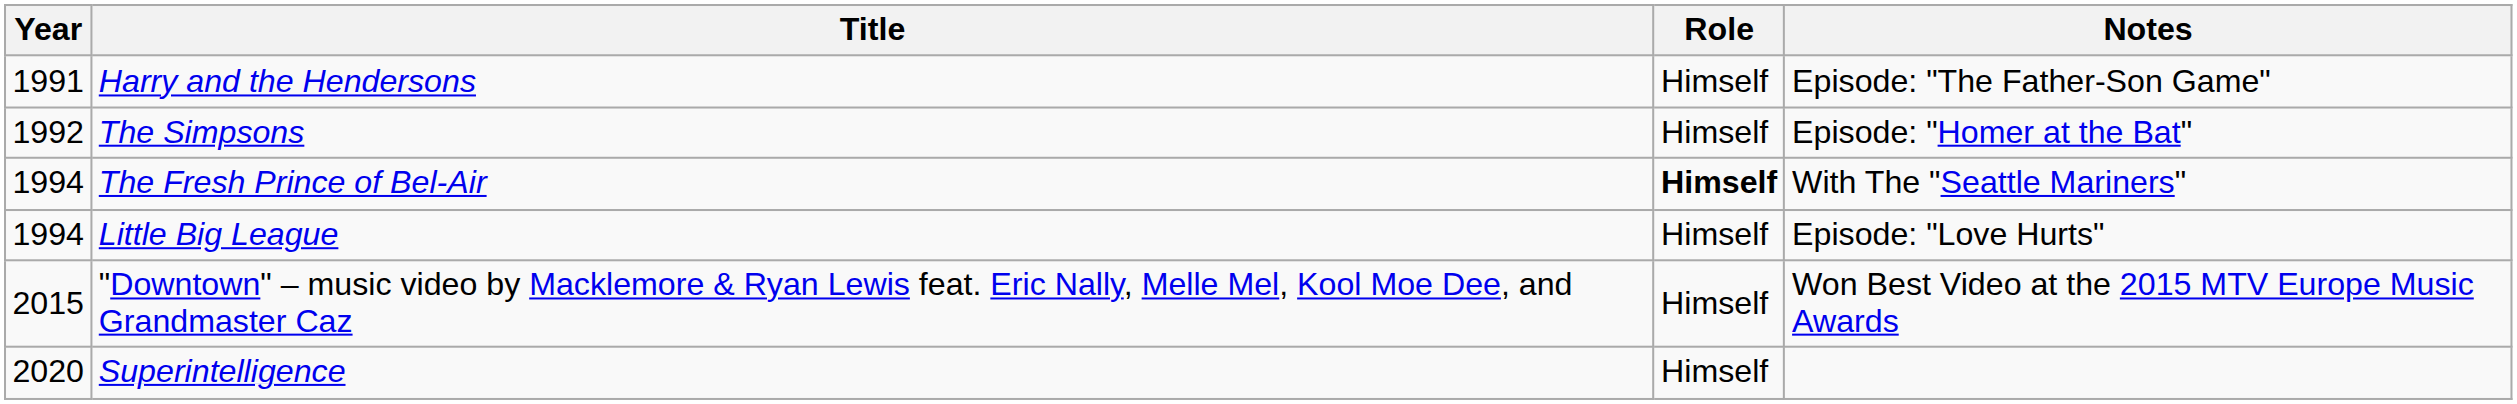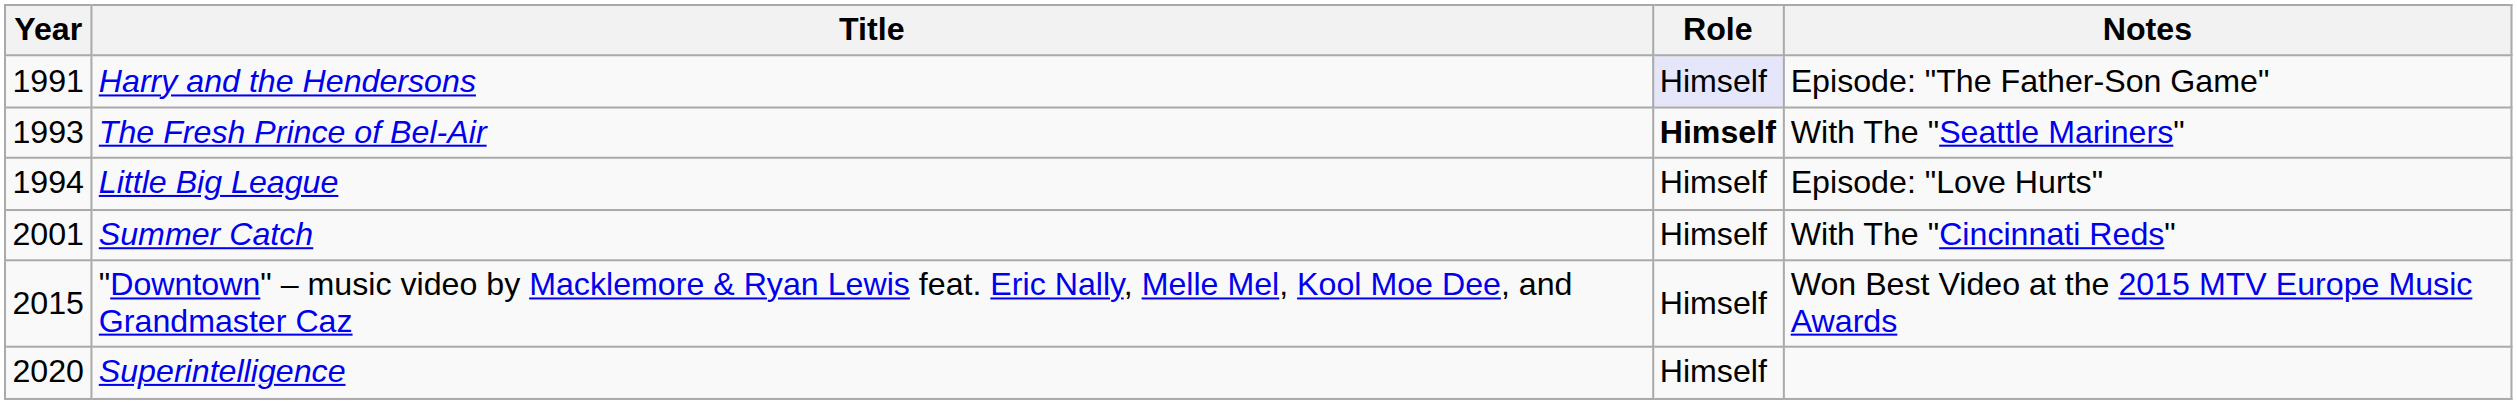(1715, 81) no background -> (1713, 81) lavender background
- row: (202, 132)
(48, 183) 1994 -> (48, 132) 1993
+ row: (206, 234)
